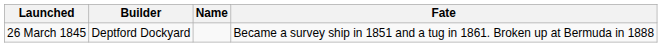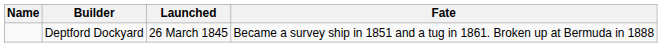columns swapped: (212, 13) <-> (47, 13)
